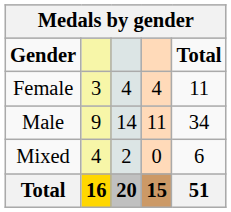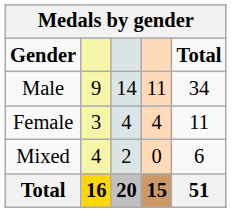rows swapped: (43, 122) <-> (43, 88)
